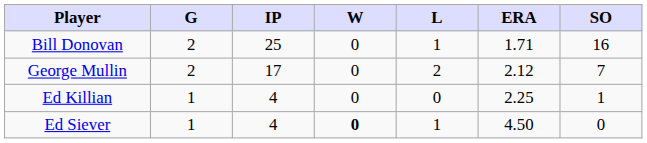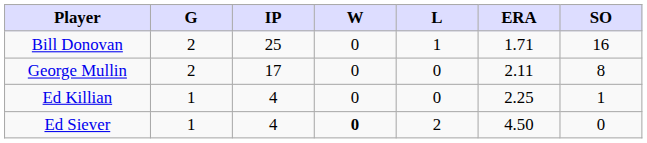(437, 71) 2 -> (437, 71) 0
(519, 71) 2.12 -> (519, 71) 2.11
(601, 71) 7 -> (601, 71) 8
(437, 124) 1 -> (437, 124) 2
